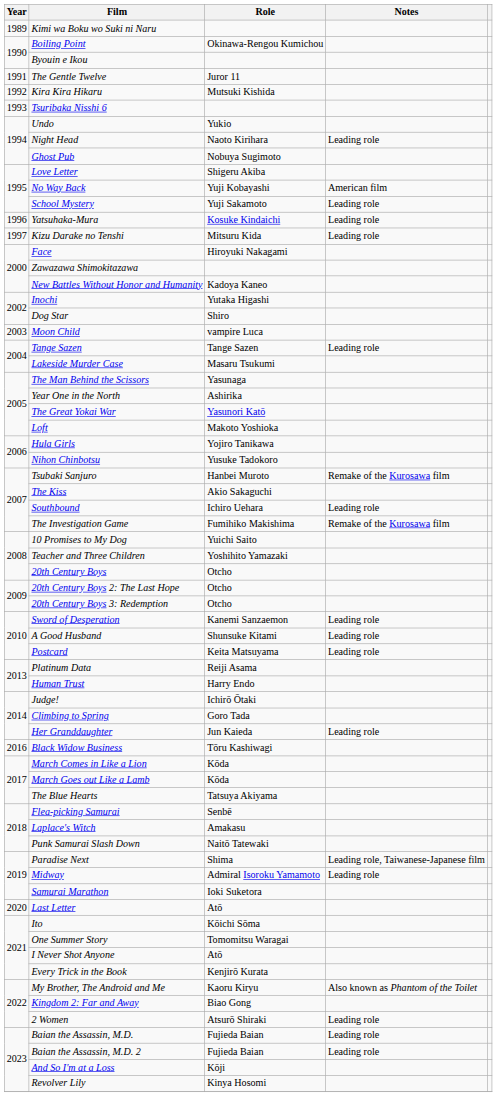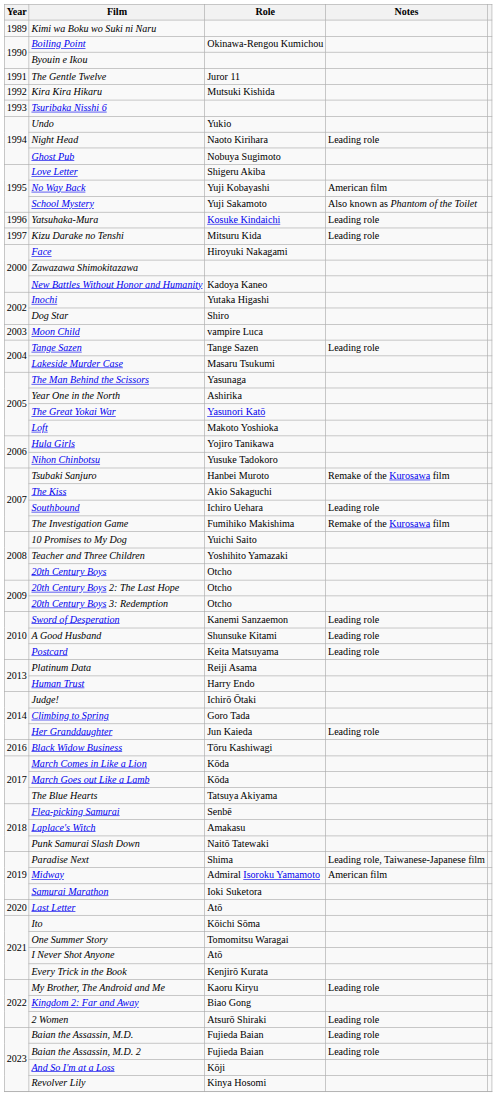(354, 204) Leading role -> (403, 204) Also known as Phantom of the Toilet
(354, 875) Leading role -> (358, 875) American film
(403, 987) Also known as Phantom of the Toilet -> (354, 987) Leading role
